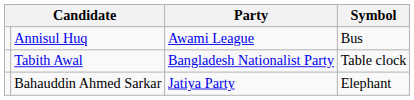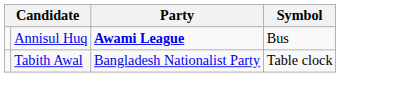(211, 38) normal -> (139, 38) bold
- row: (88, 83)
